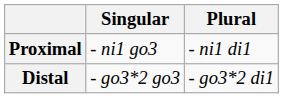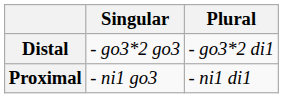rows swapped: (45, 48) <-> (45, 78)
